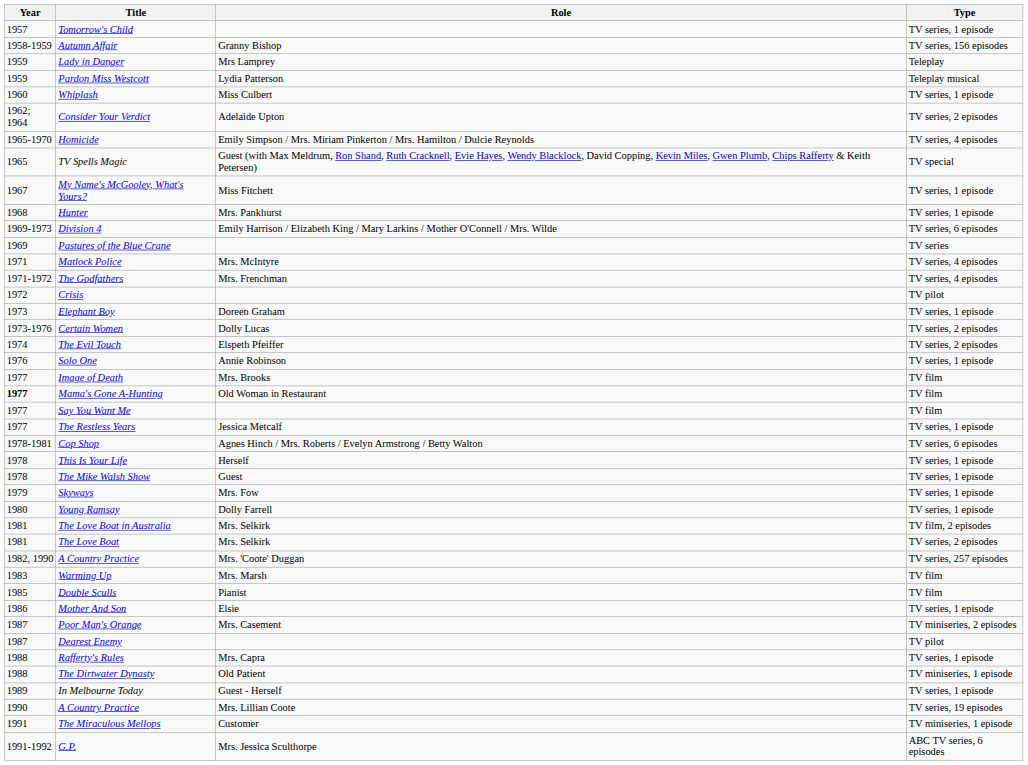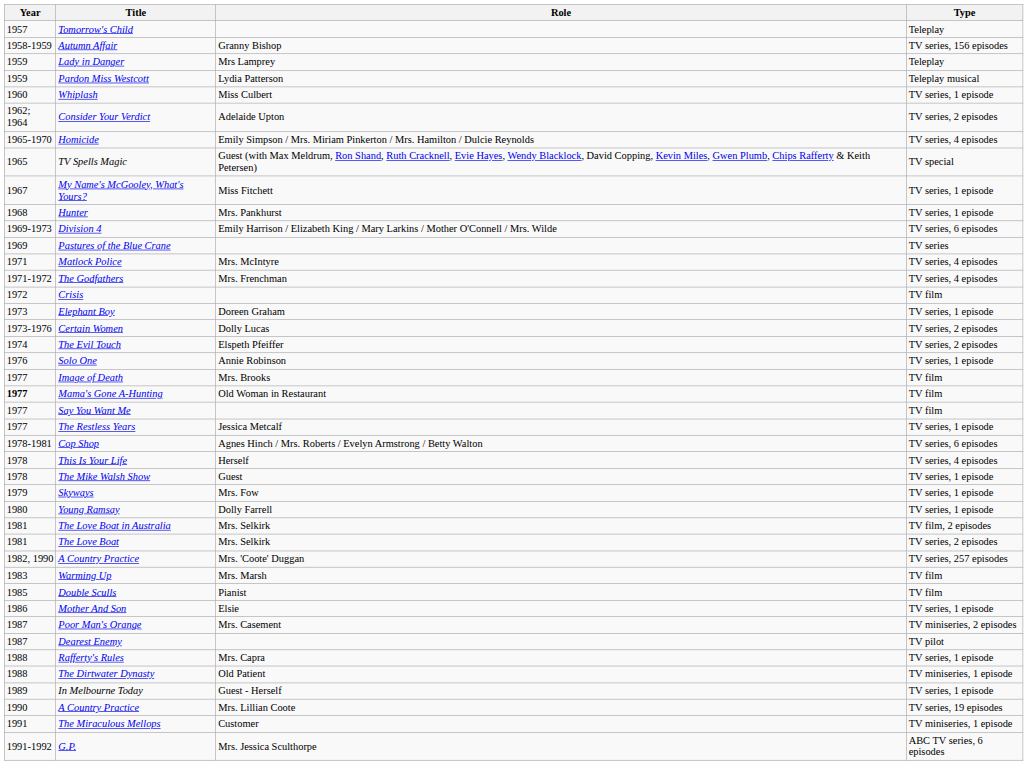(951, 29) TV series, 1 episode -> (926, 29) Teleplay
(926, 295) TV pilot -> (925, 295) TV film
(951, 460) TV series, 1 episode -> (953, 460) TV series, 4 episodes
